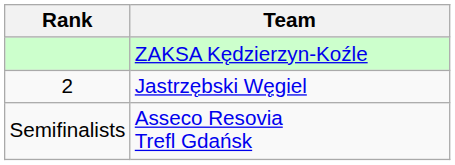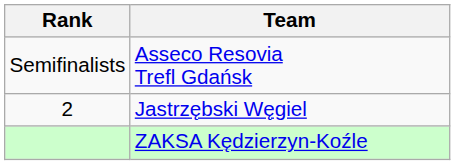rows swapped: (251, 53) <-> (209, 130)
